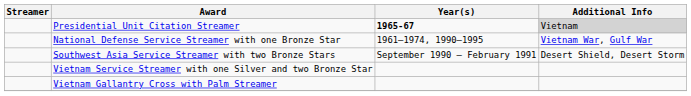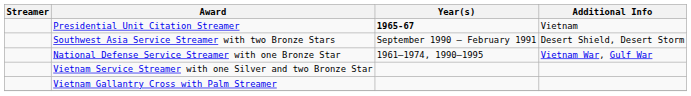(559, 26) lightgrey background -> (559, 26) no background
rows swapped: (197, 40) <-> (194, 55)
